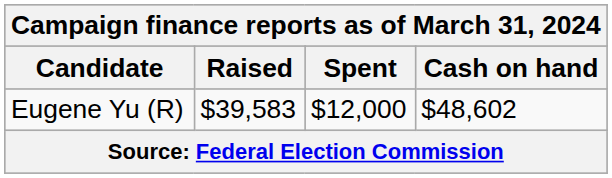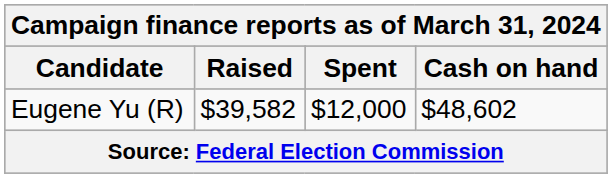(248, 109) $39,583 -> (248, 109) $39,582
